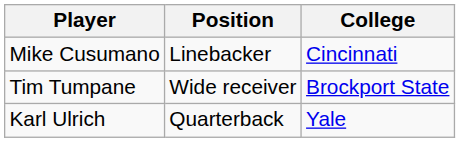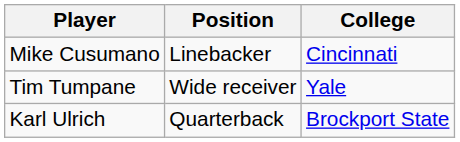(378, 86) Brockport State -> (326, 86) Yale
(326, 119) Yale -> (378, 119) Brockport State
